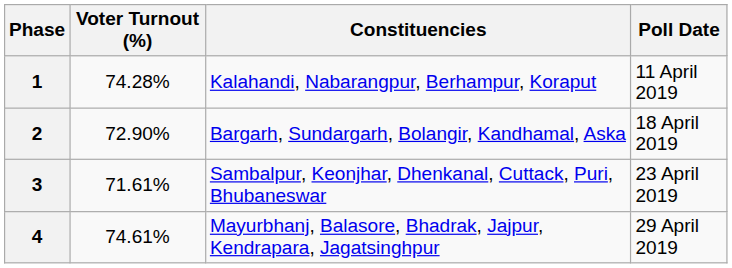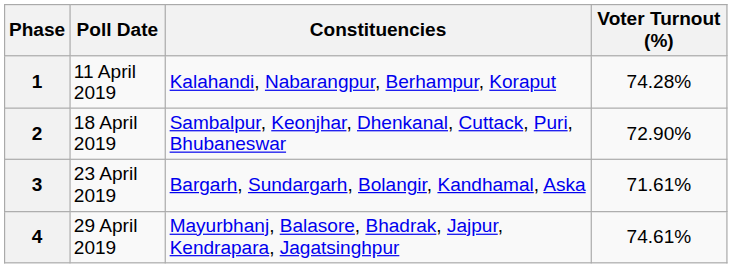columns swapped: (679, 30) <-> (137, 30)
(418, 133) Bargarh, Sundargarh, Bolangir, Kandhamal, Aska -> (371, 133) Sambalpur, Keonjhar, Dhenkanal, Cuttack, Puri, Bhubaneswar
(412, 185) Sambalpur, Keonjhar, Dhenkanal, Cuttack, Puri, Bhubaneswar -> (378, 185) Bargarh, Sundargarh, Bolangir, Kandhamal, Aska
